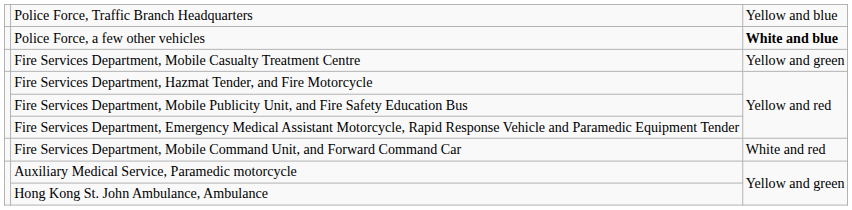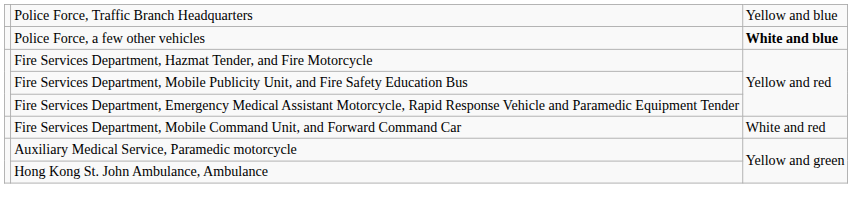- row: (187, 60)
